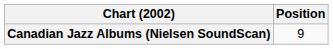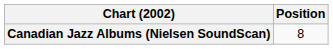(301, 34) 9 -> (301, 34) 8
